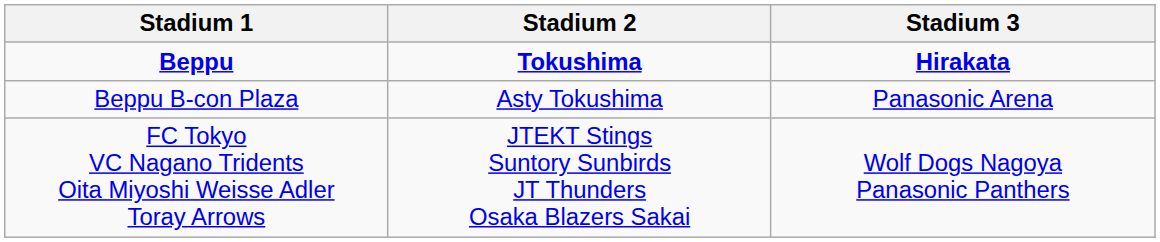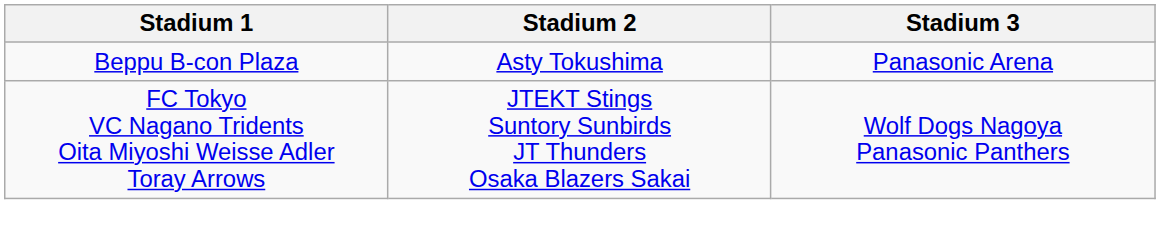- row: (196, 61)
